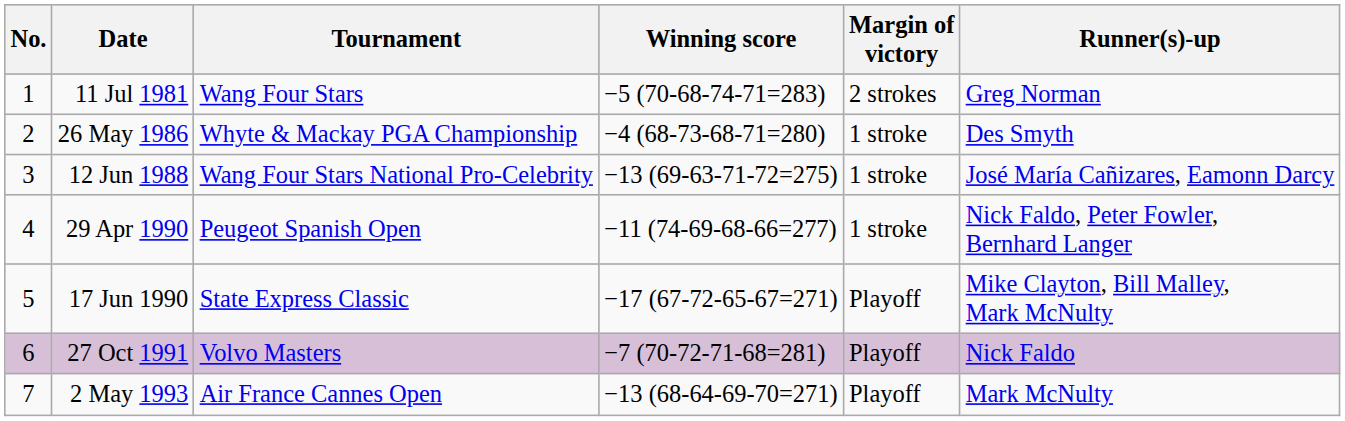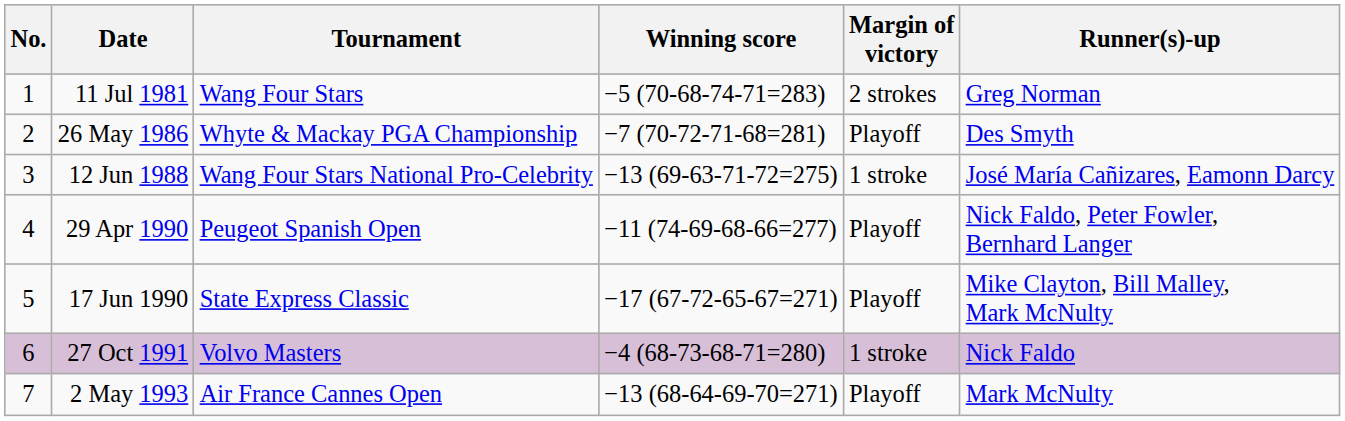(715, 134) −4 (68-73-68-71=280) -> (715, 134) −7 (70-72-71-68=281)
(888, 134) 1 stroke -> (885, 134) Playoff
(888, 229) 1 stroke -> (885, 229) Playoff
(715, 353) −7 (70-72-71-68=281) -> (715, 353) −4 (68-73-68-71=280)
(885, 353) Playoff -> (888, 353) 1 stroke
